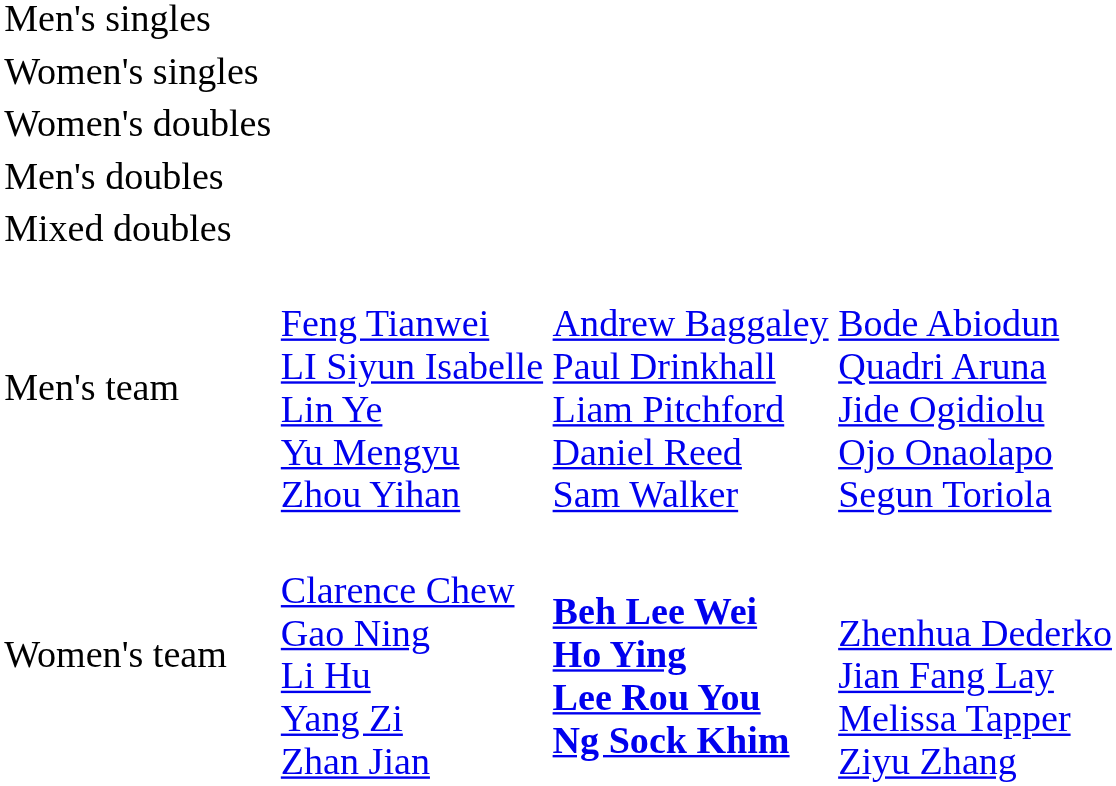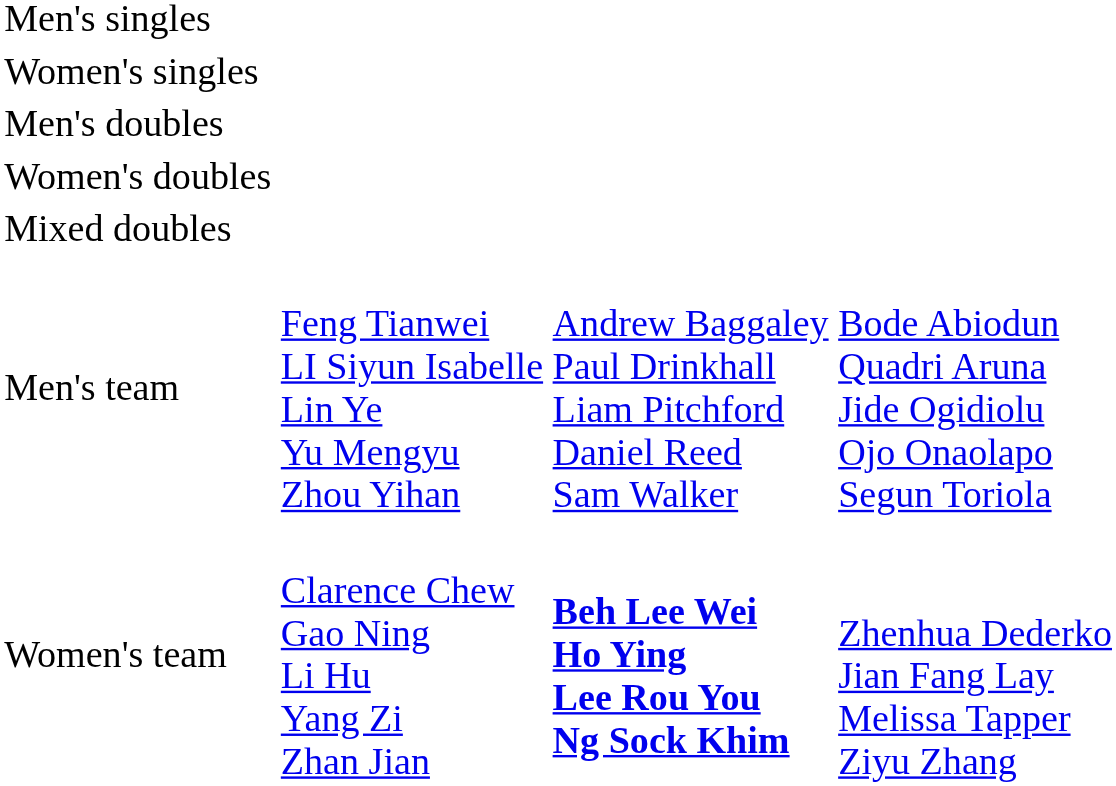rows swapped: (114, 175) <-> (138, 123)
